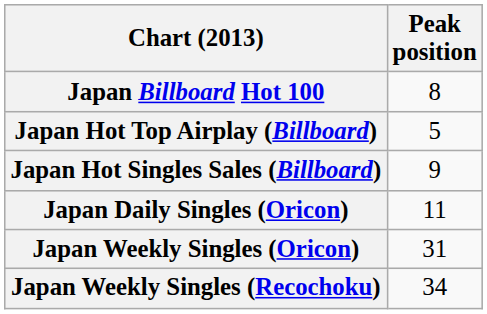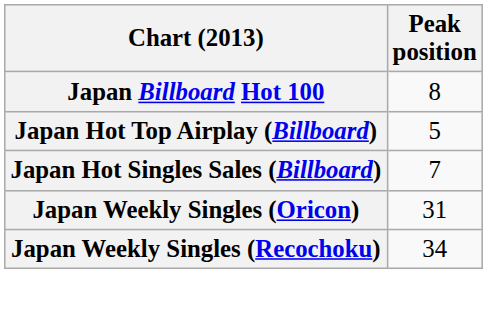(435, 170) 9 -> (435, 170) 7
- row: (196, 209)
